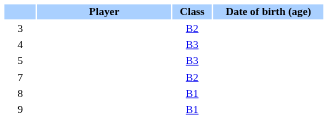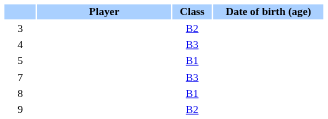(192, 60) B3 -> (192, 60) B1
(192, 77) B2 -> (192, 77) B3
(192, 109) B1 -> (192, 109) B2
